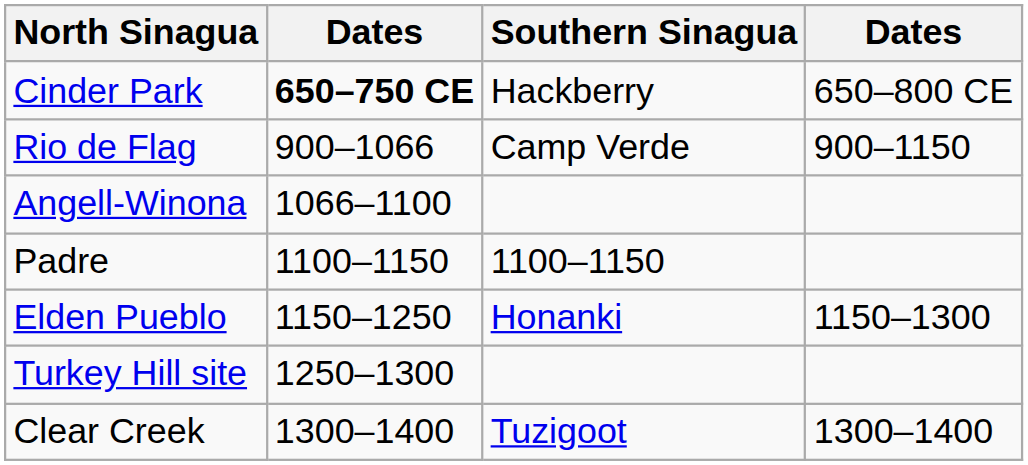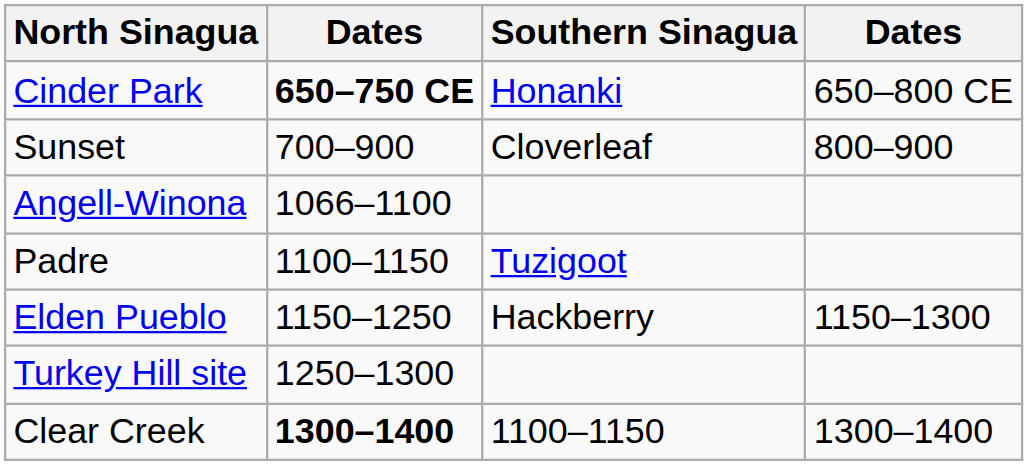(572, 89) Hackberry -> (556, 89) Honanki
+ row: (69, 146)
- row: (105, 146)
(578, 260) 1100–1150 -> (559, 260) Tuzigoot
(556, 317) Honanki -> (572, 317) Hackberry
(365, 430) normal -> (365, 430) bold
(559, 430) Tuzigoot -> (578, 430) 1100–1150
